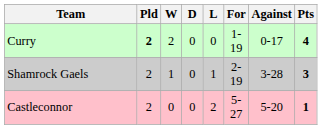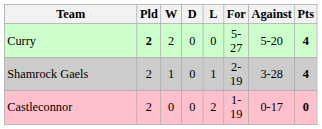(236, 40) 1-19 -> (236, 40) 5-27
(272, 40) 0-17 -> (272, 40) 5-20
(306, 74) 3 -> (306, 74) 4
(236, 107) 5-27 -> (236, 107) 1-19
(272, 107) 5-20 -> (272, 107) 0-17
(306, 107) 1 -> (306, 107) 0
